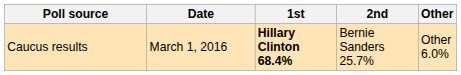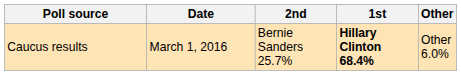columns swapped: (296, 14) <-> (377, 14)
